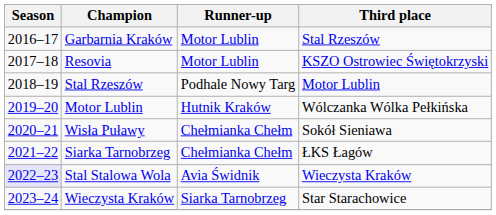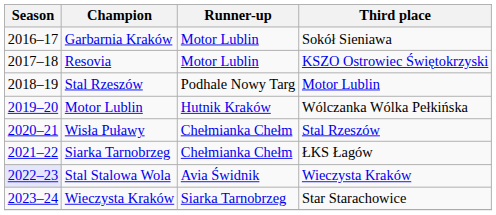(341, 38) Stal Rzeszów -> (347, 38) Sokół Sieniawa
(347, 130) Sokół Sieniawa -> (341, 130) Stal Rzeszów
